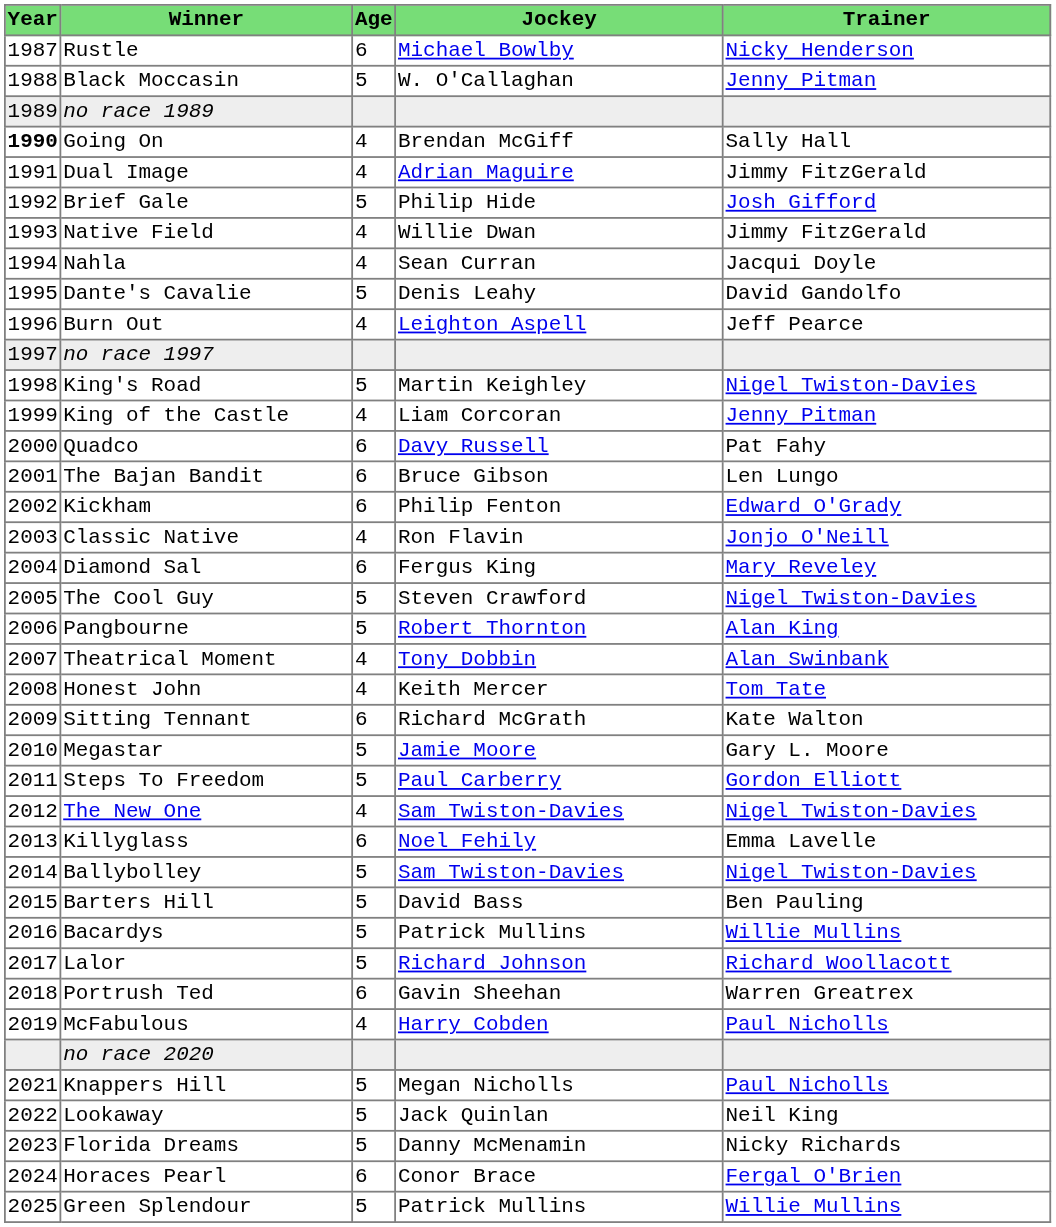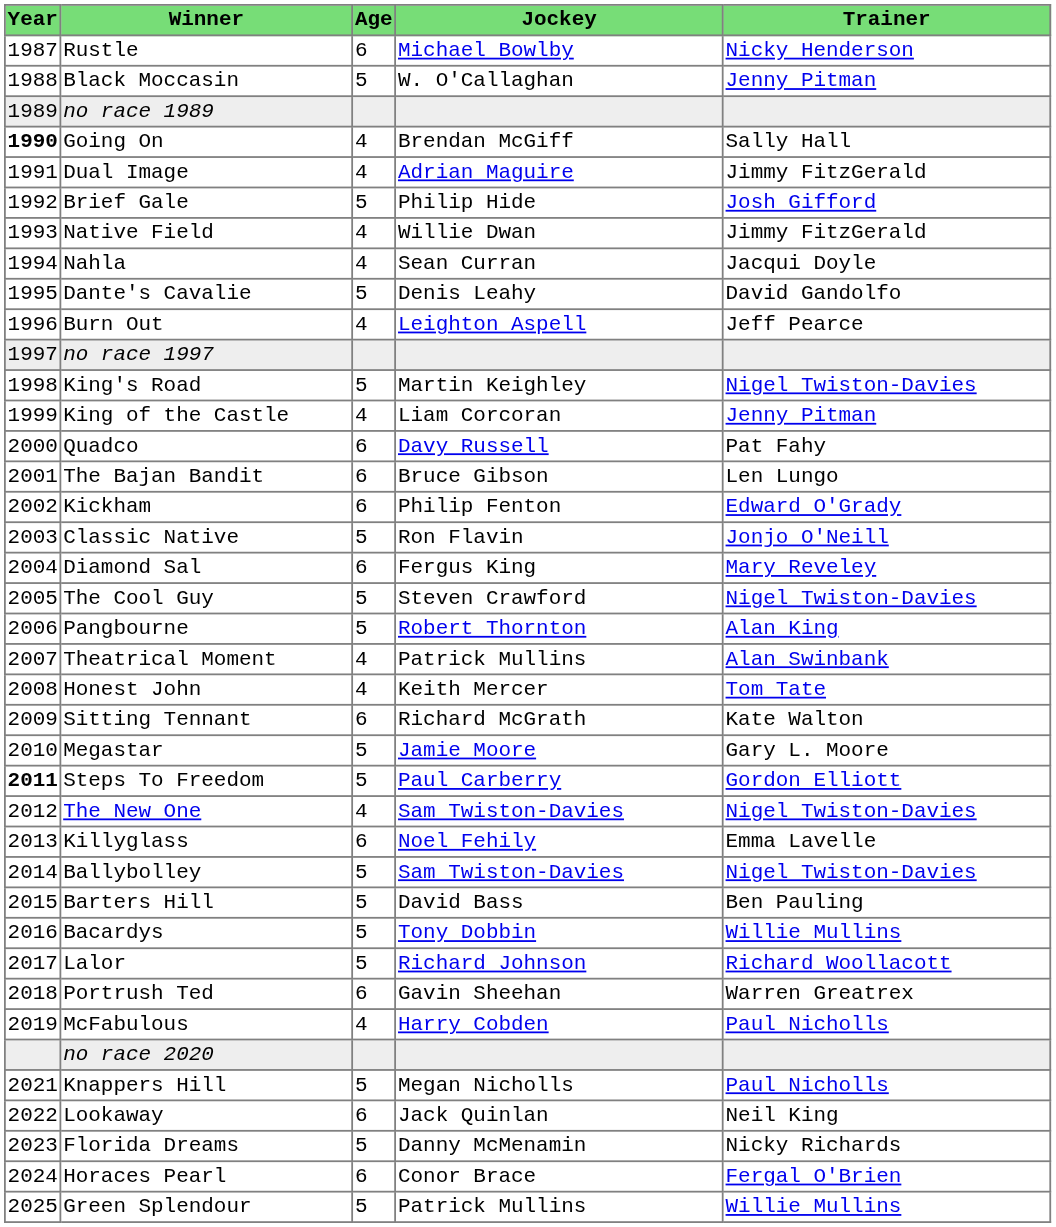(361, 537) 4 -> (361, 537) 5
(467, 659) Tony Dobbin -> (492, 659) Patrick Mullins
(33, 781) normal -> (33, 781) bold
(492, 933) Patrick Mullins -> (467, 933) Tony Dobbin
(361, 1116) 5 -> (361, 1116) 6
